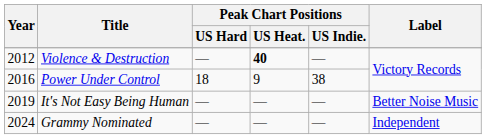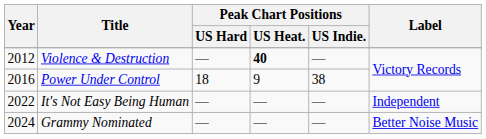(21, 101) 2019 -> (21, 101) 2022
(425, 101) Better Noise Music -> (406, 101) Independent
(406, 123) Independent -> (425, 123) Better Noise Music
